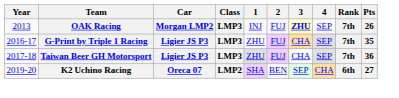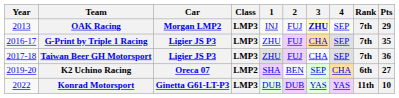(369, 26) 26 -> (386, 26) 29
+ row: (96, 85)
